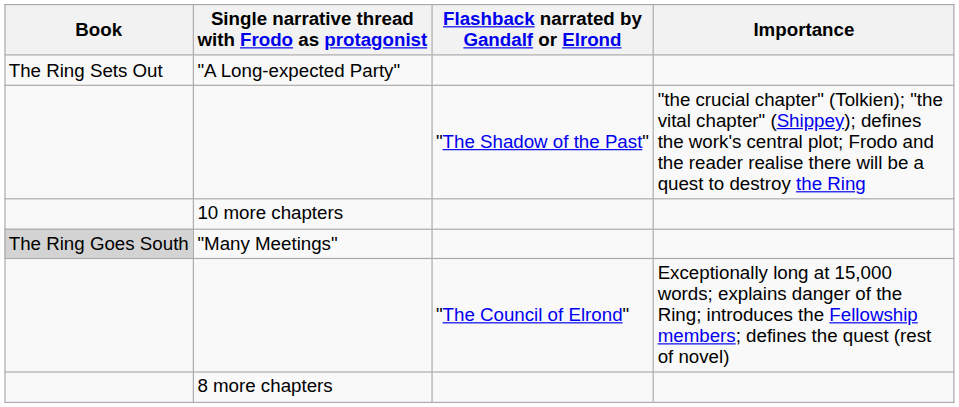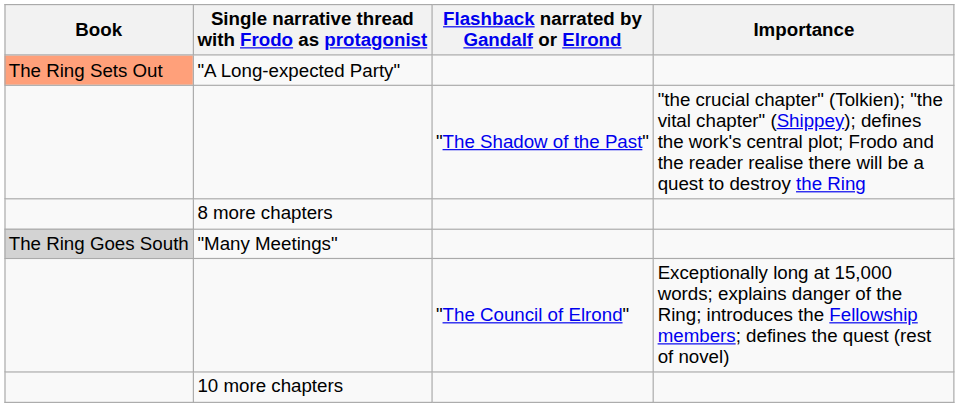(86, 70) no background -> (86, 70) lightsalmon background
rows swapped: (270, 213) <-> (265, 387)
